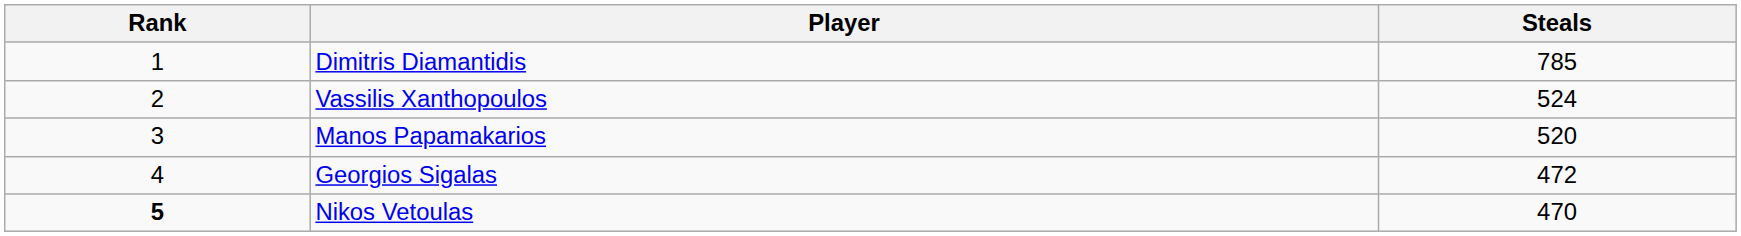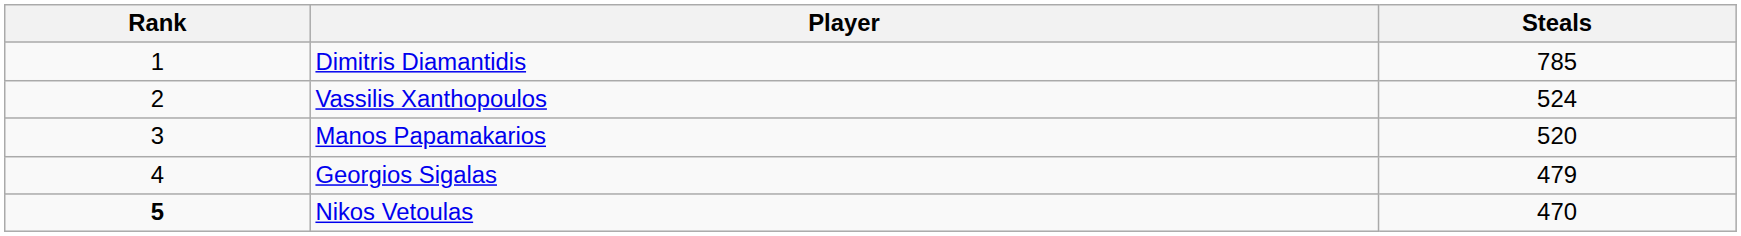(1557, 174) 472 -> (1557, 174) 479
